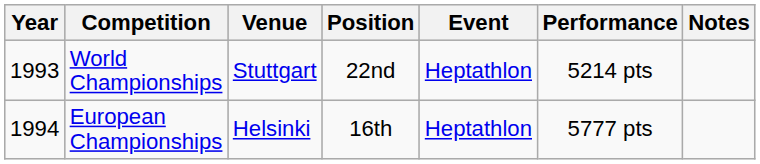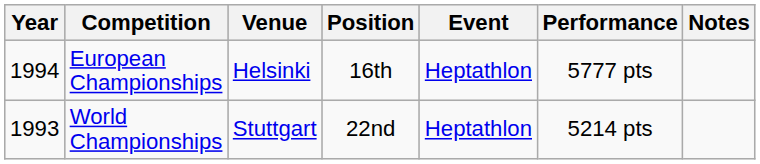rows swapped: (146, 70) <-> (146, 130)
